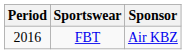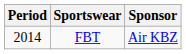(27, 37) 2016 -> (27, 37) 2014
